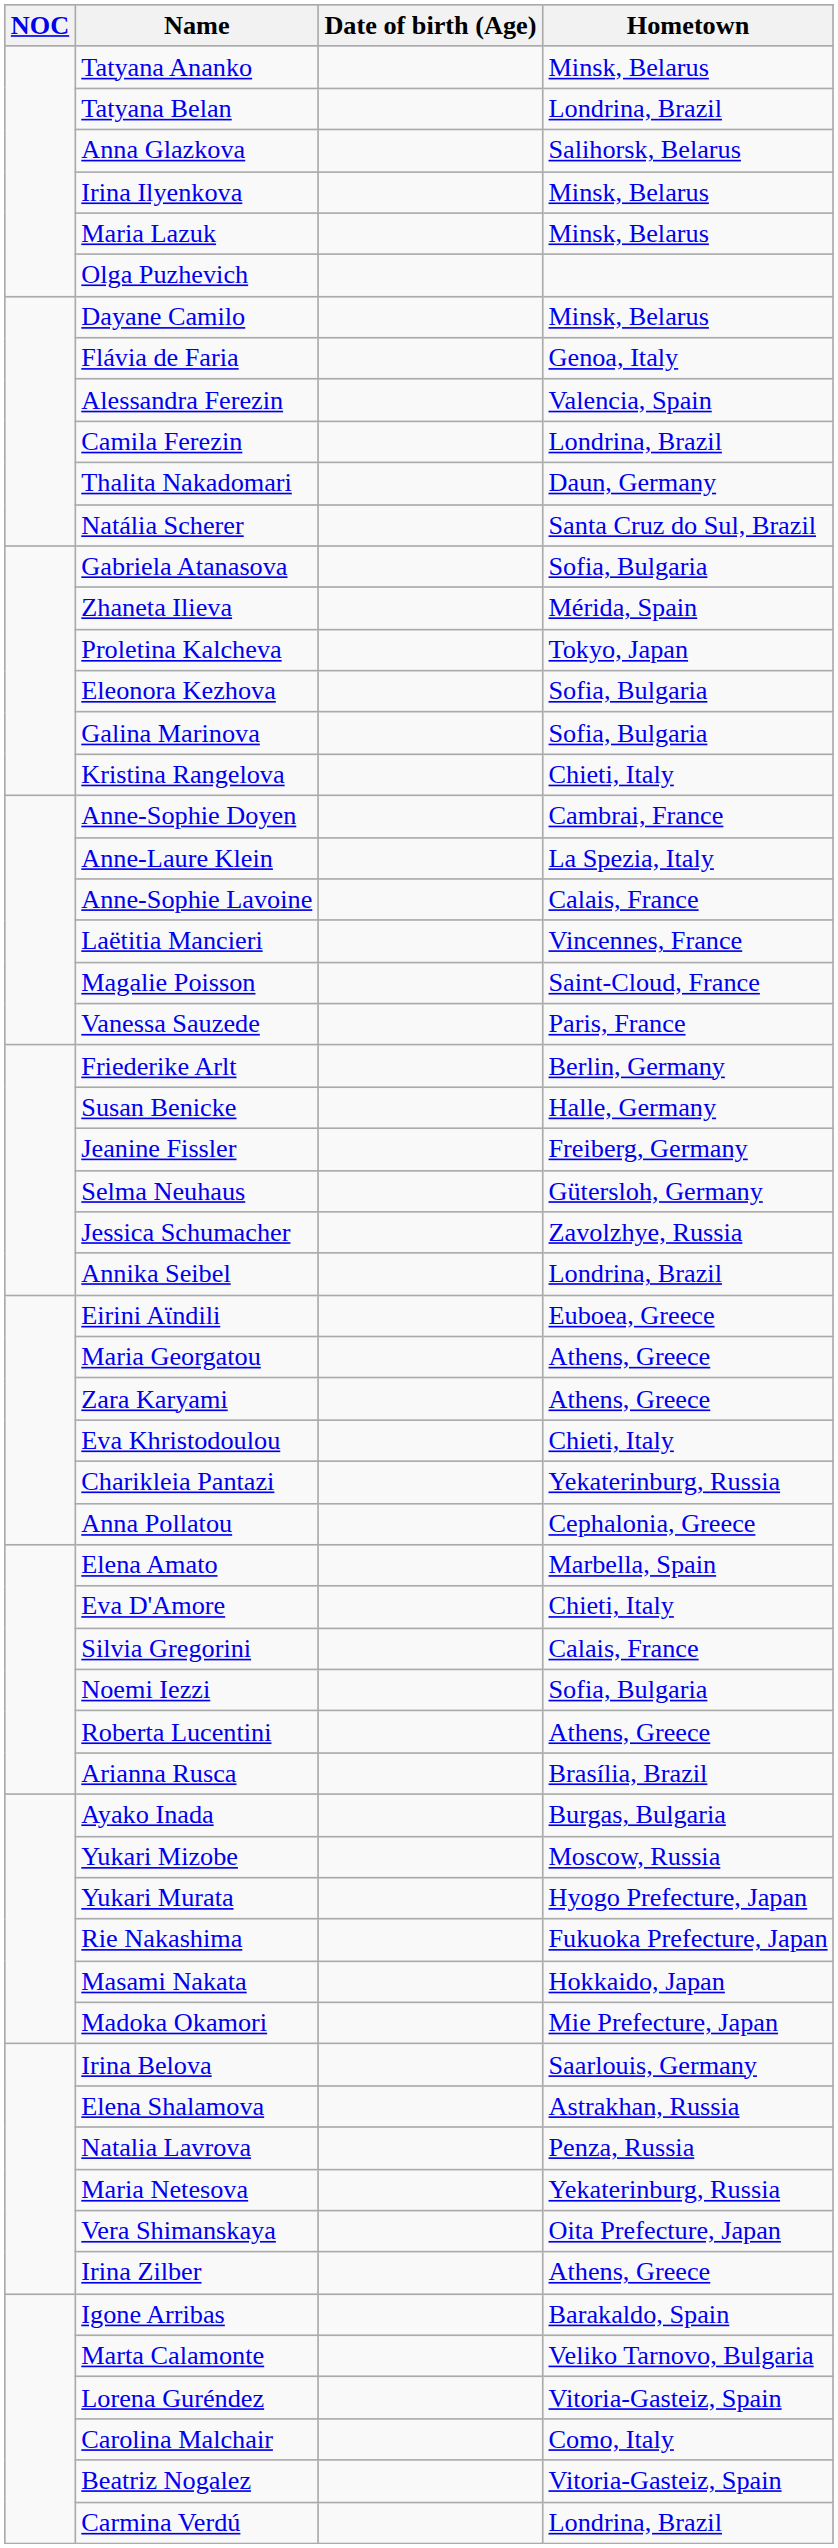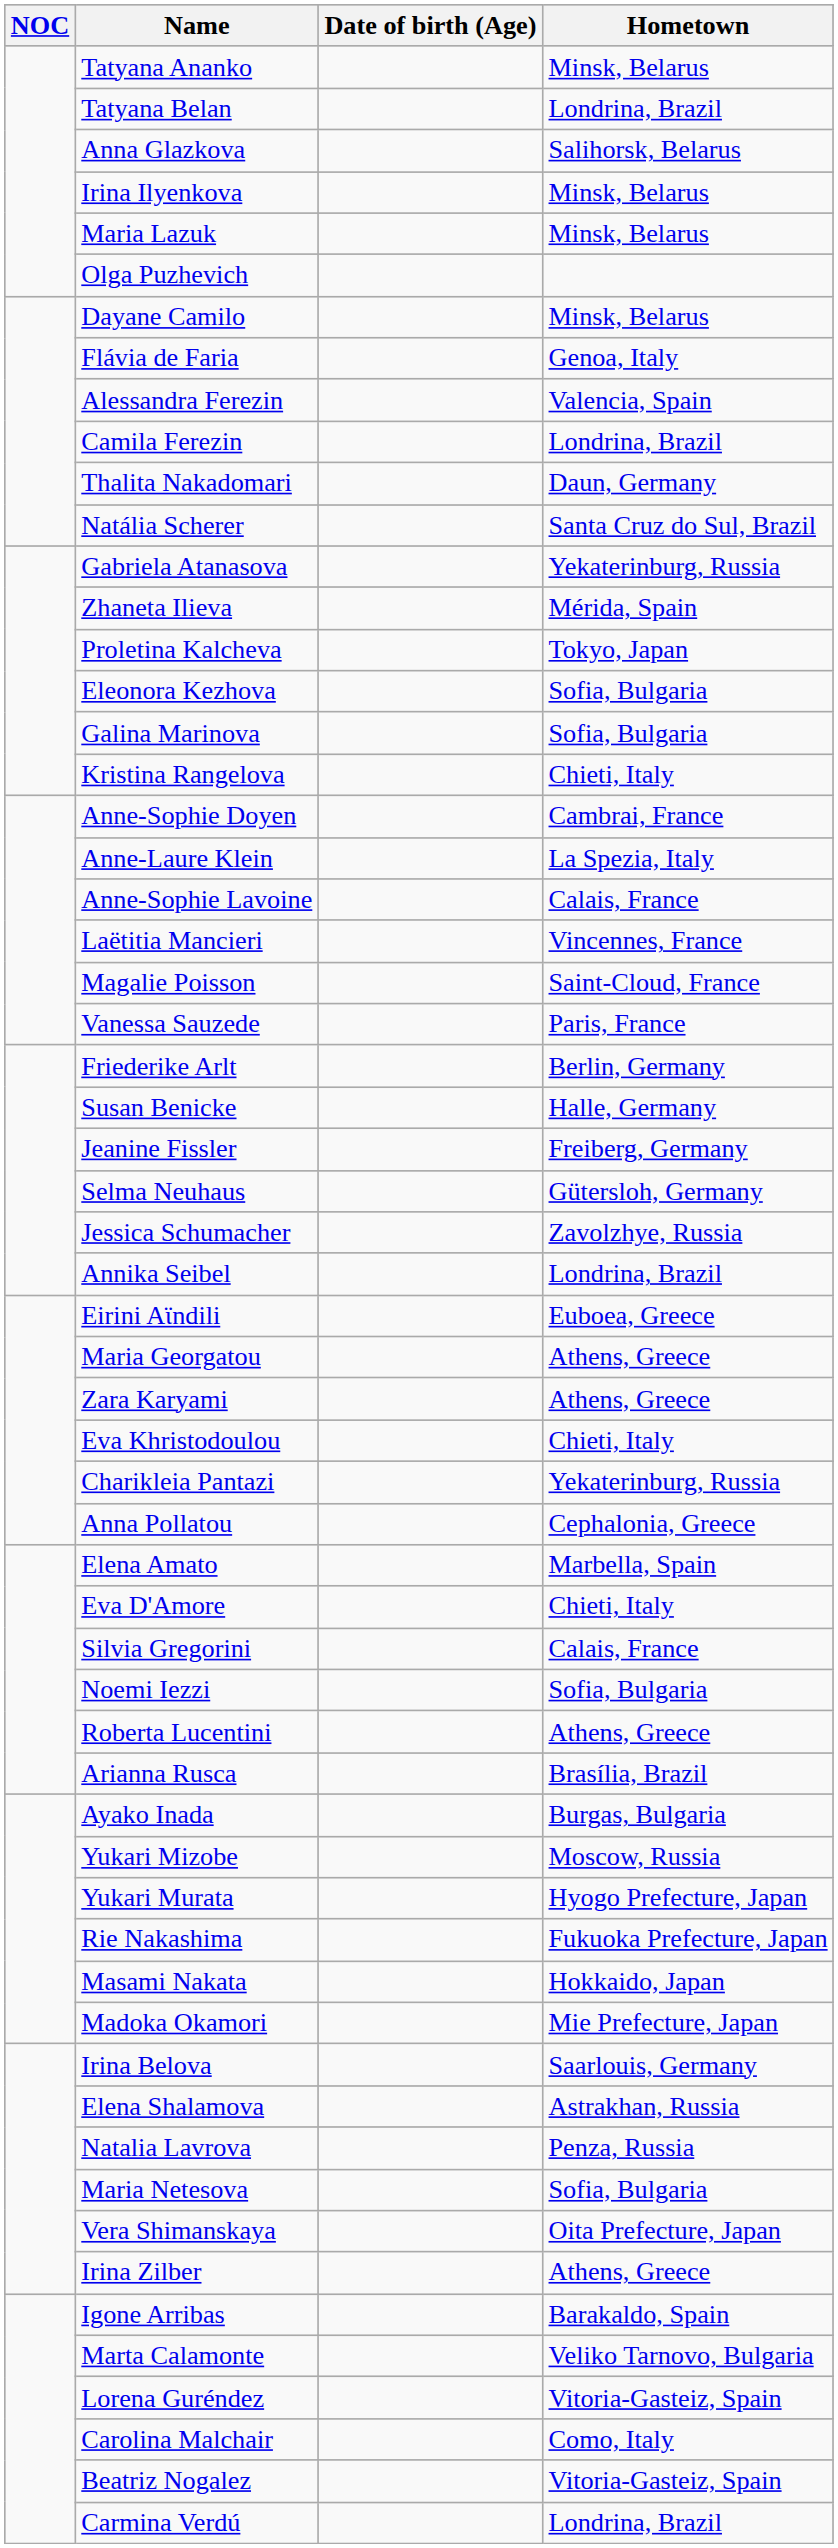(628, 566) Sofia, Bulgaria -> (664, 566) Yekaterinburg, Russia
(664, 2189) Yekaterinburg, Russia -> (628, 2189) Sofia, Bulgaria
